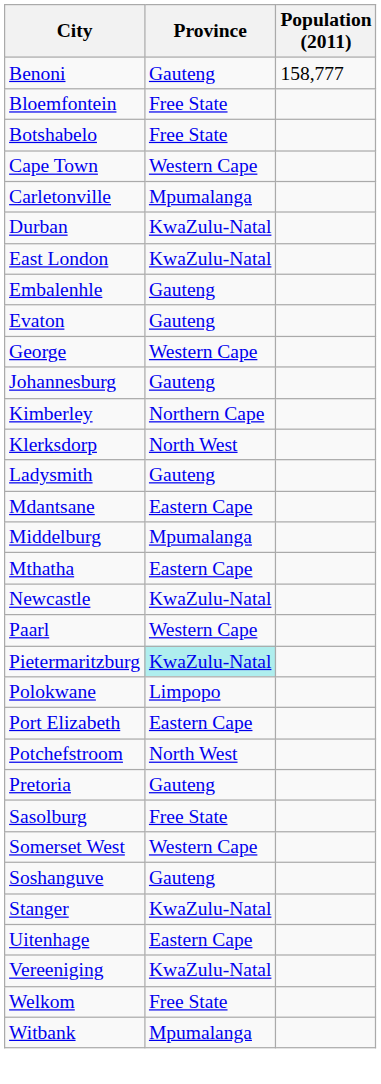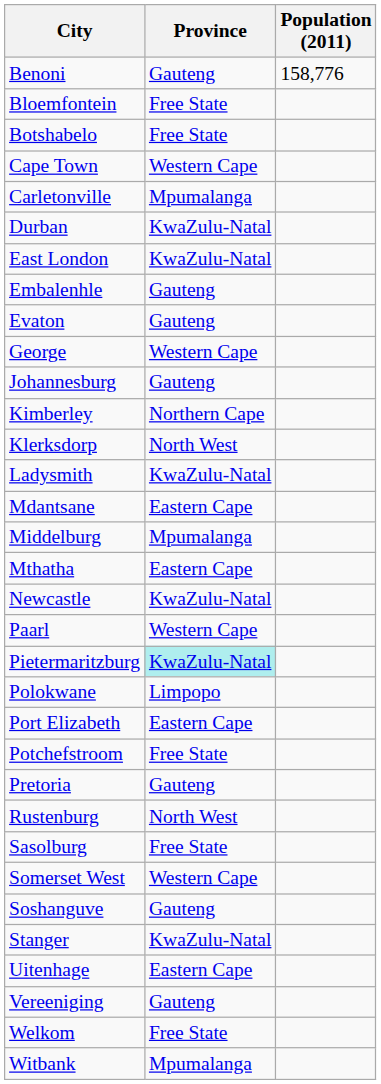(312, 72) 158,777 -> (312, 72) 158,776
(182, 475) Gauteng -> (210, 475) KwaZulu-Natal
(193, 753) North West -> (188, 753) Free State
+ row: (54, 815)
(210, 970) KwaZulu-Natal -> (182, 1001) Gauteng
